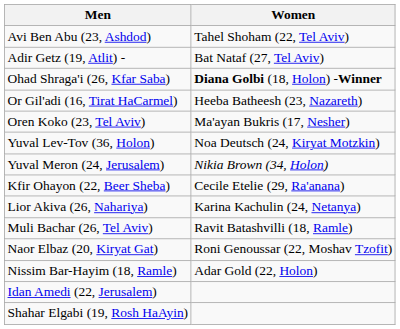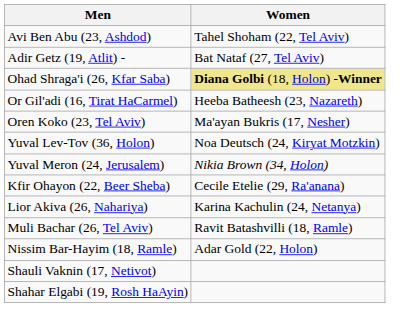(288, 79) no background -> (288, 79) khaki background
- row: (83, 249)
- row: (82, 292)
+ row: (82, 270)
